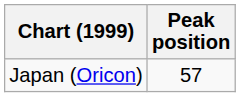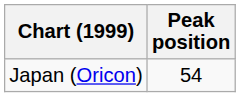(191, 75) 57 -> (191, 75) 54
